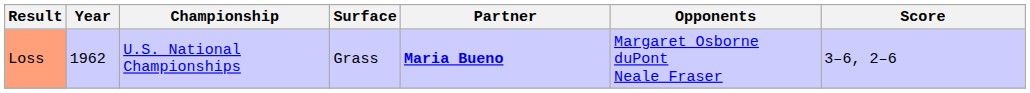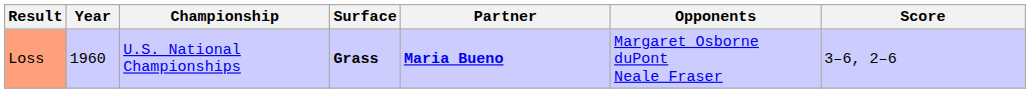(88, 59) 1962 -> (88, 59) 1960
(356, 59) normal -> (356, 59) bold
